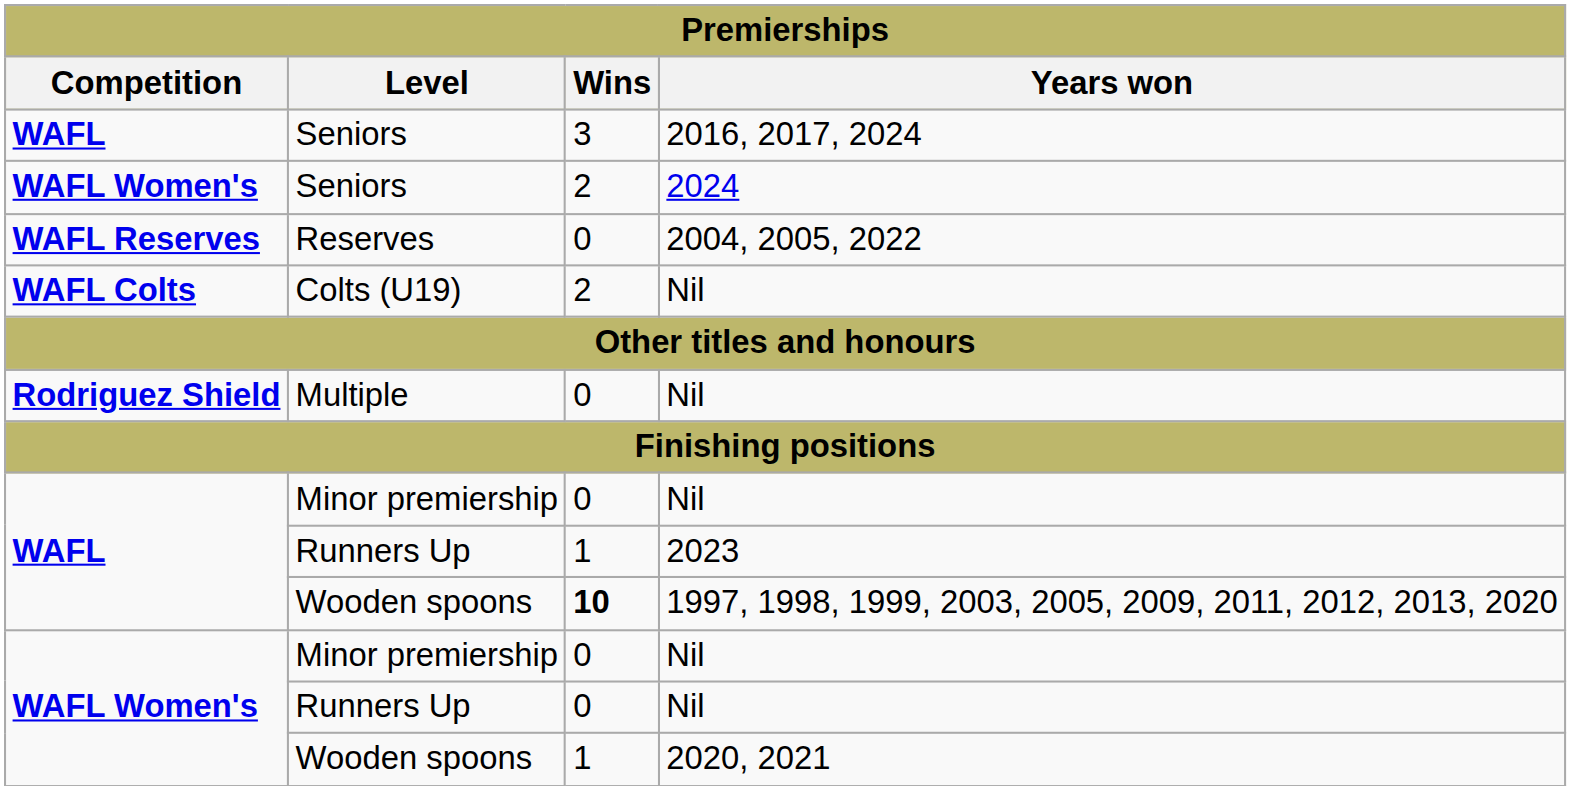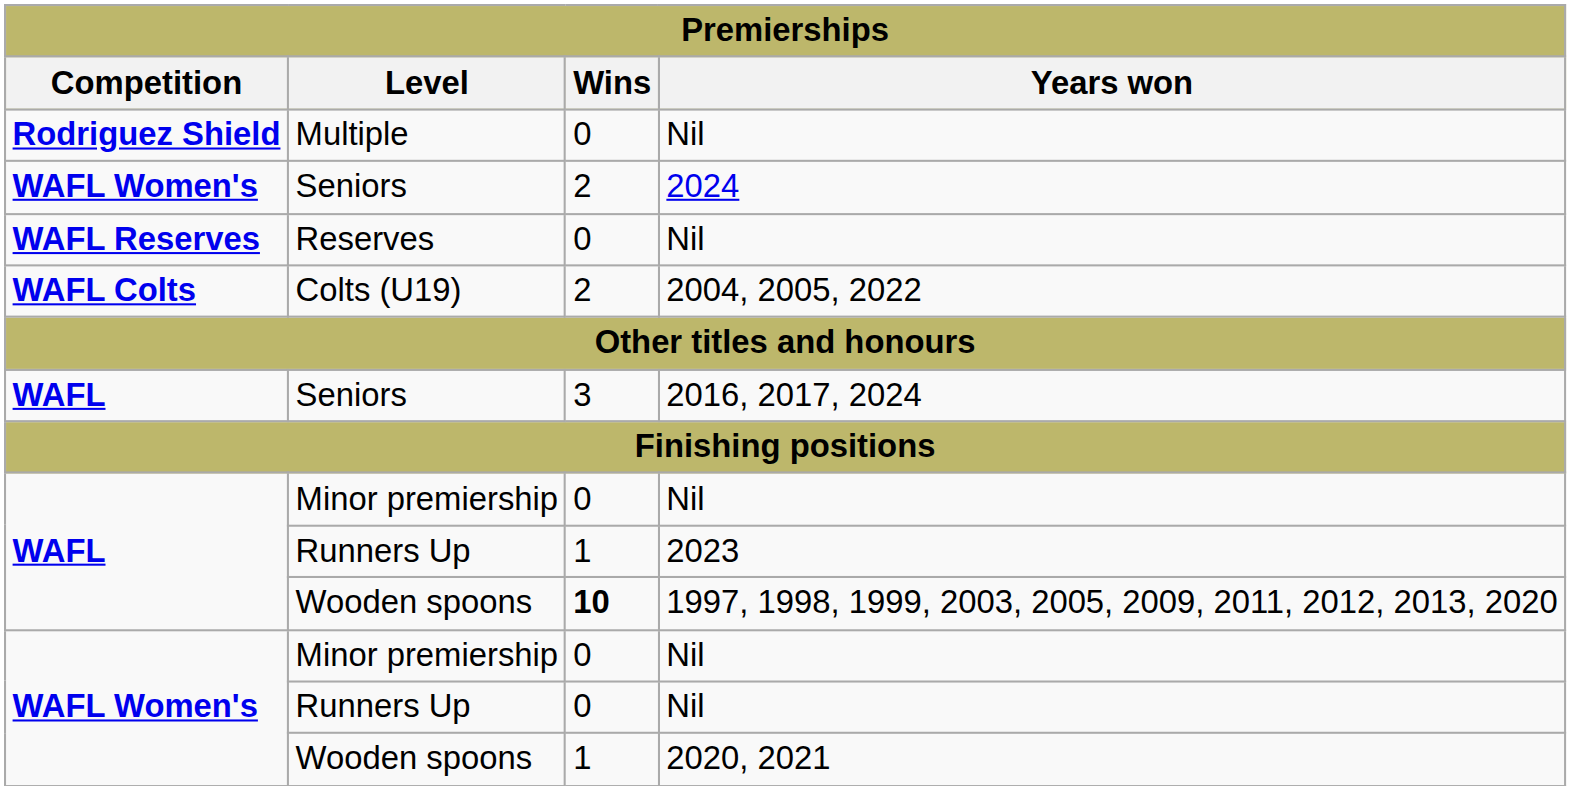rows swapped: (59, 134) <-> (147, 394)
(794, 238) 2004, 2005, 2022 -> (686, 238) Nil
(686, 290) Nil -> (794, 290) 2004, 2005, 2022
